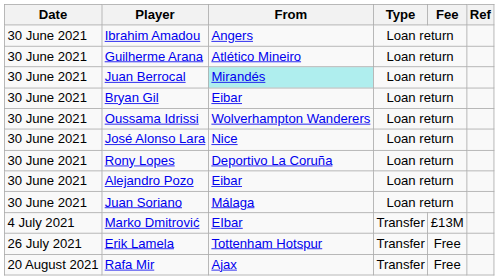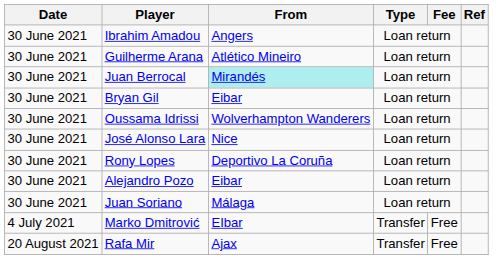(447, 222) £13M -> (444, 222) Free
- row: (139, 243)
